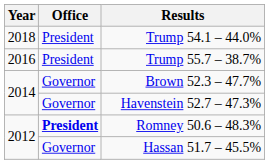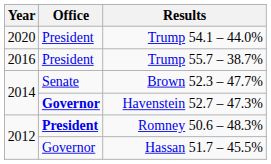(22, 37) 2018 -> (22, 37) 2020
(69, 81) Governor -> (60, 81) Senate
(69, 103) normal -> (71, 103) bold
